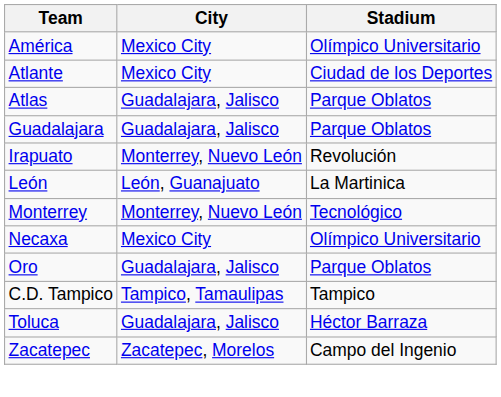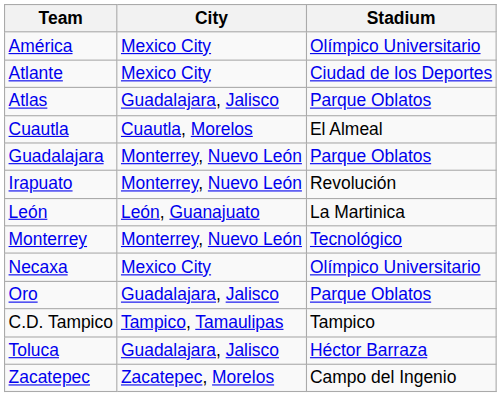+ row: (39, 128)
(200, 128) Guadalajara, Jalisco -> (211, 156) Monterrey, Nuevo León
